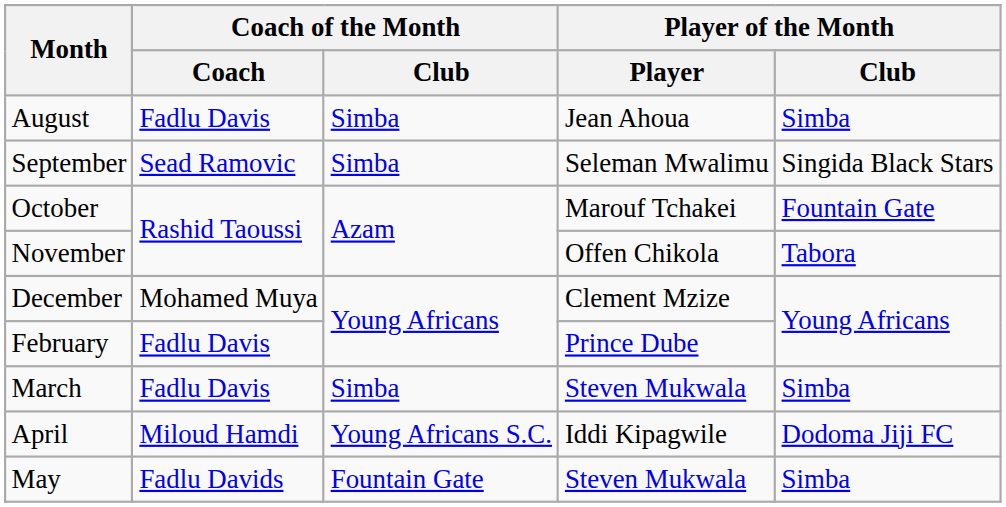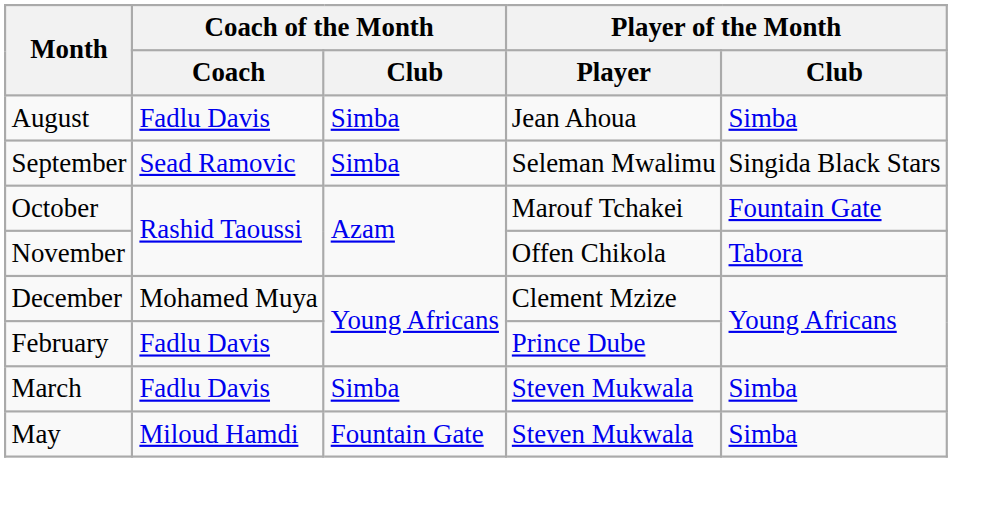- row: (40, 432)
(211, 478) Fadlu Davids -> (219, 432) Miloud Hamdi
